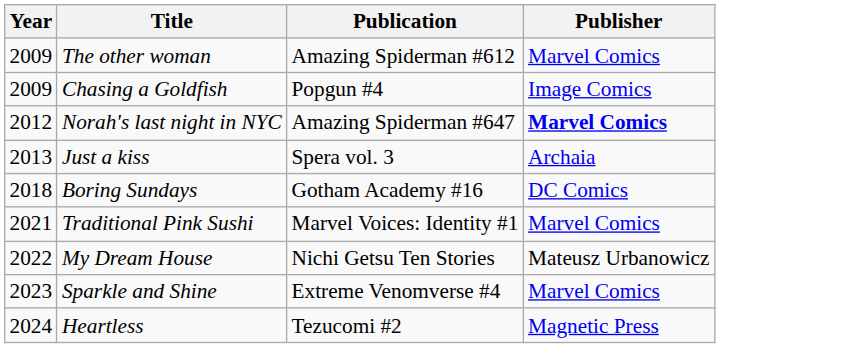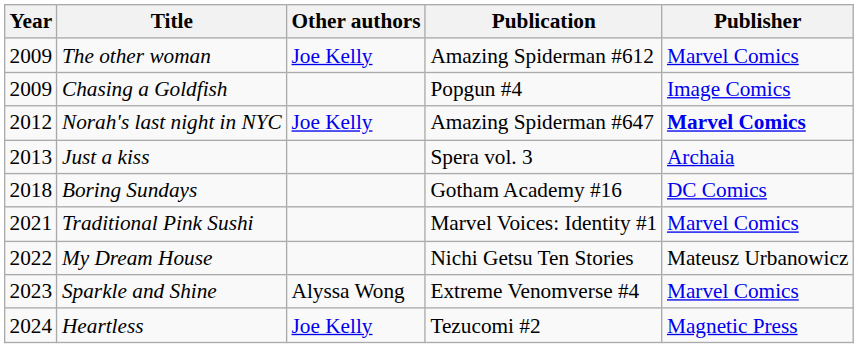+ column: (356, 21)
